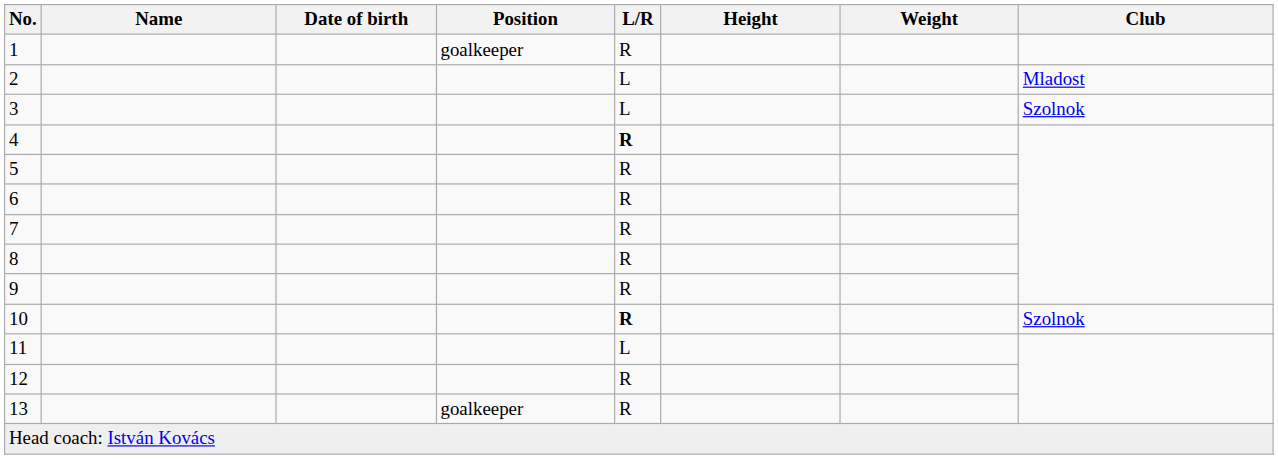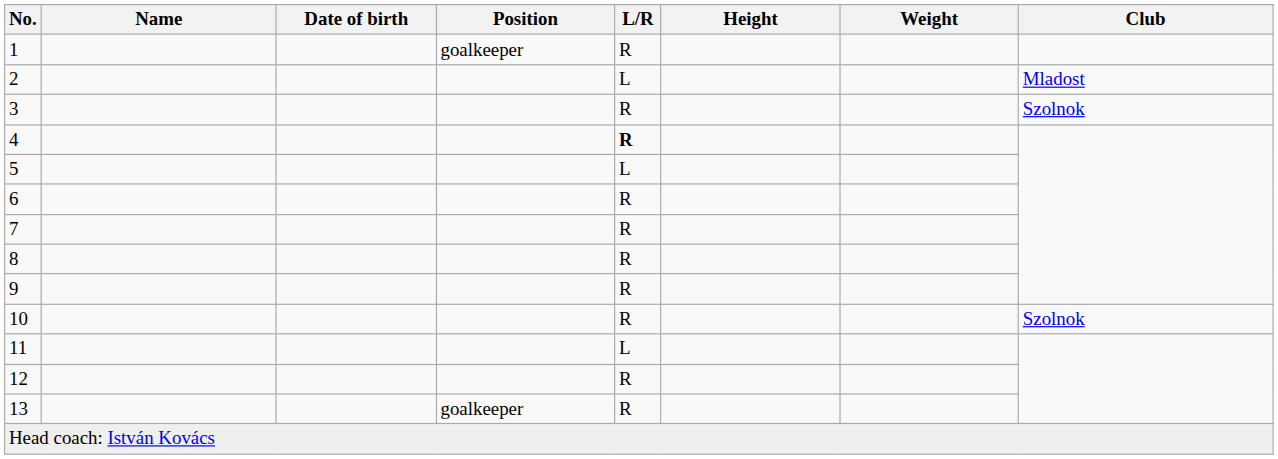(625, 109) L -> (625, 109) R
(625, 169) R -> (625, 169) L
(626, 318) bold -> (625, 318) normal
